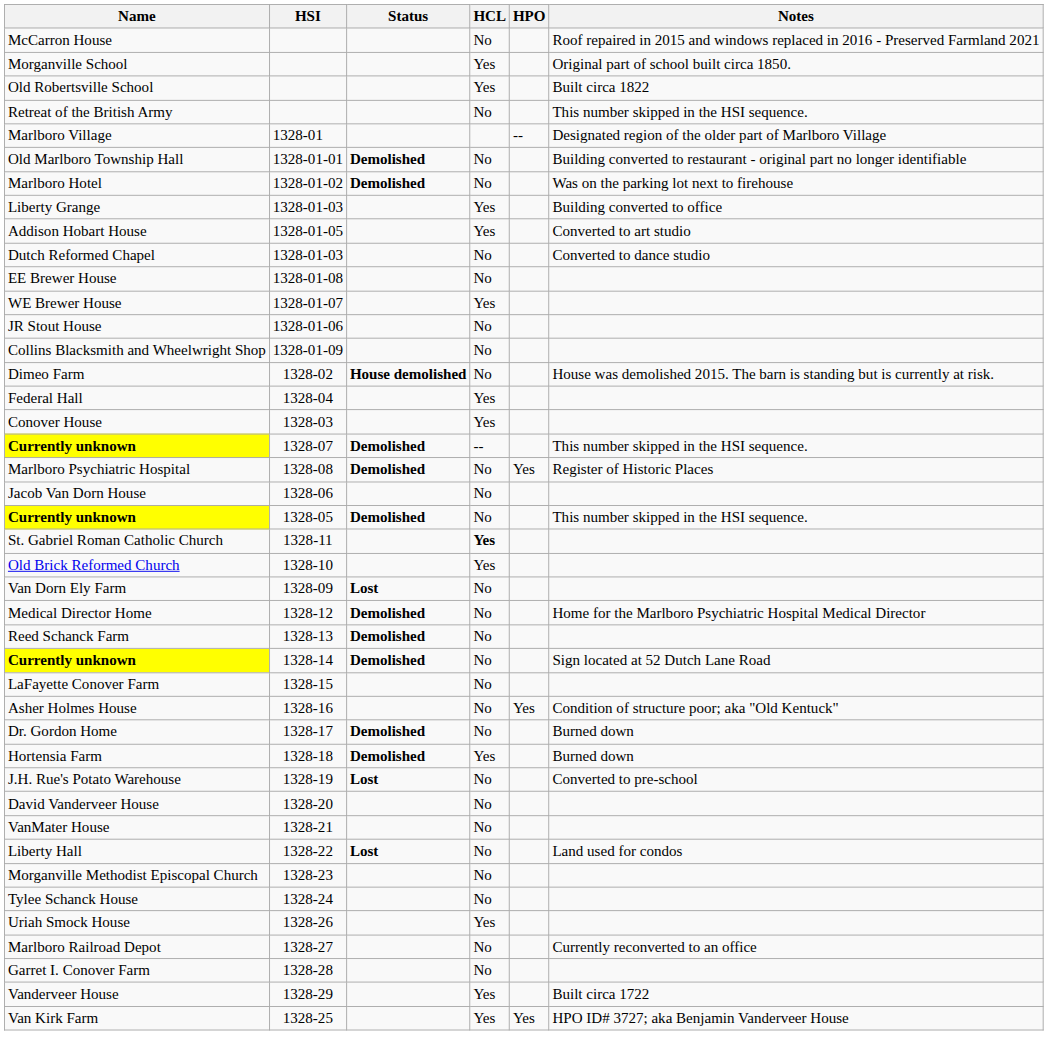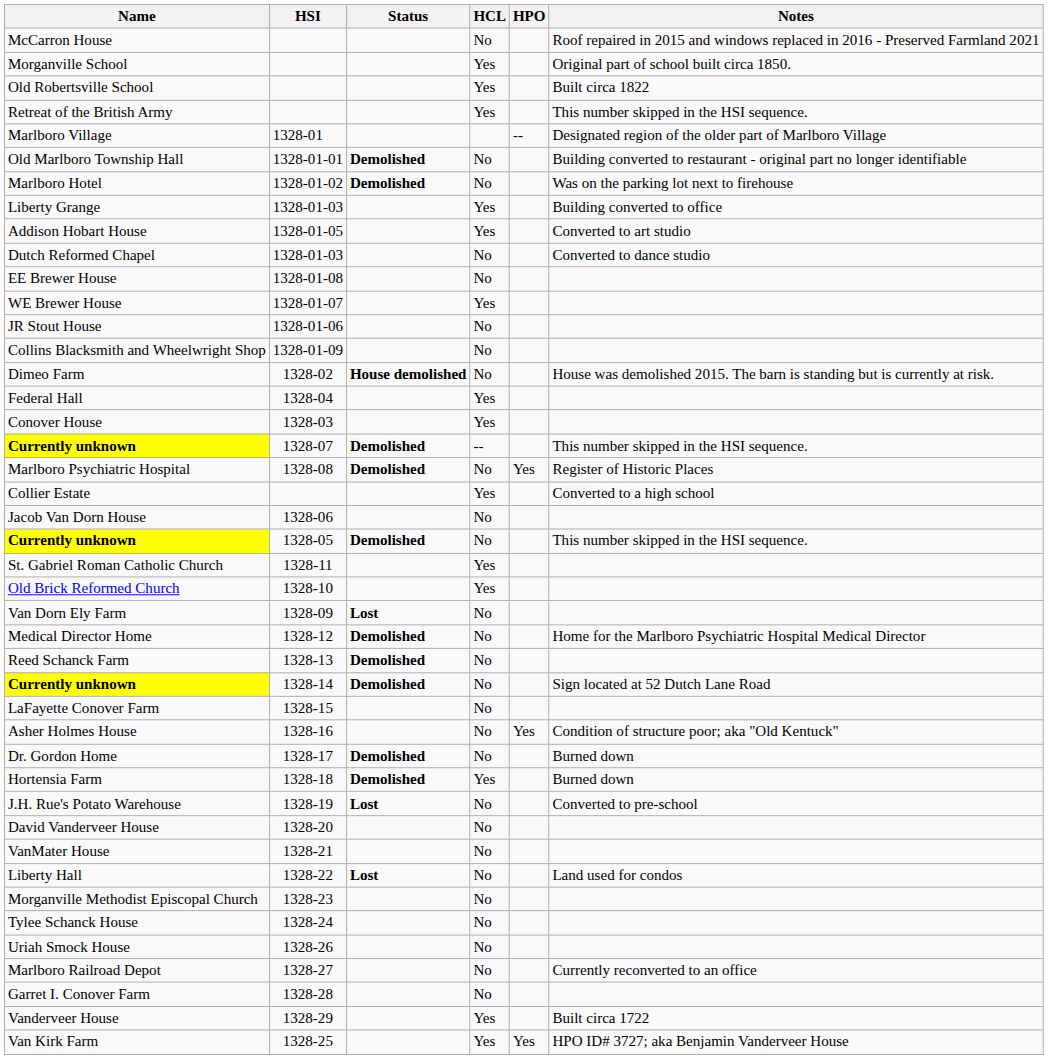(483, 111) No -> (484, 111) Yes
+ row: (49, 493)
(484, 541) bold -> (484, 565) normal
(484, 922) Yes -> (483, 946) No
